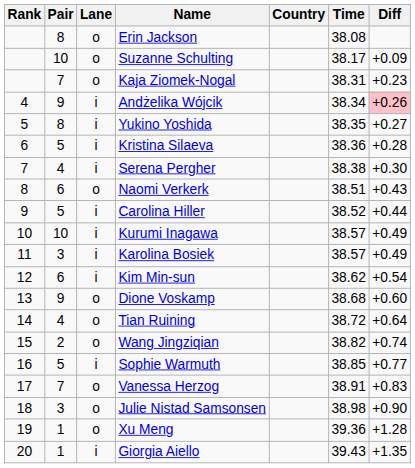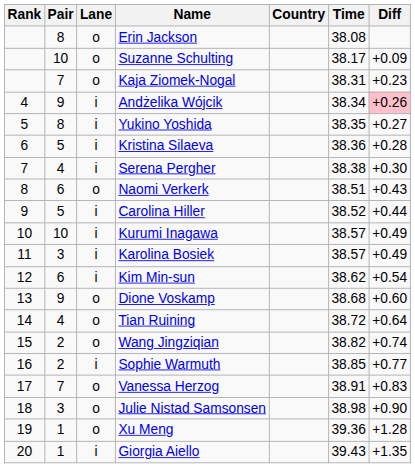(61, 364) 5 -> (61, 364) 2
